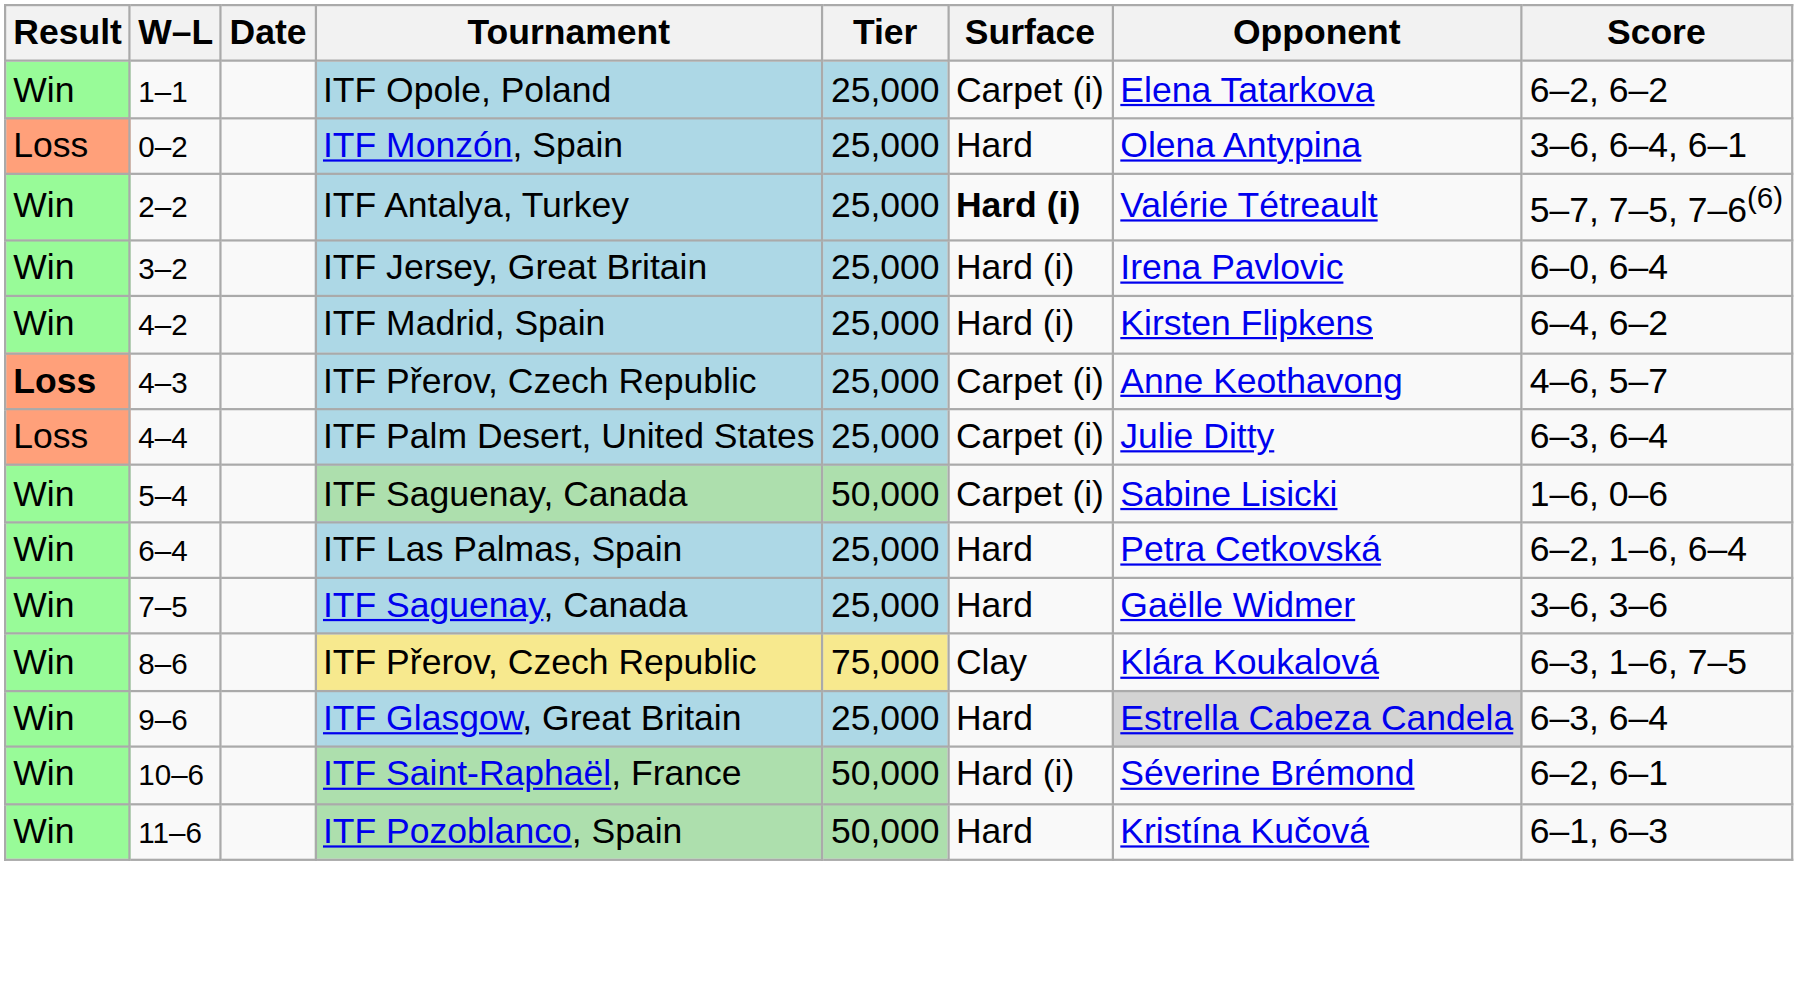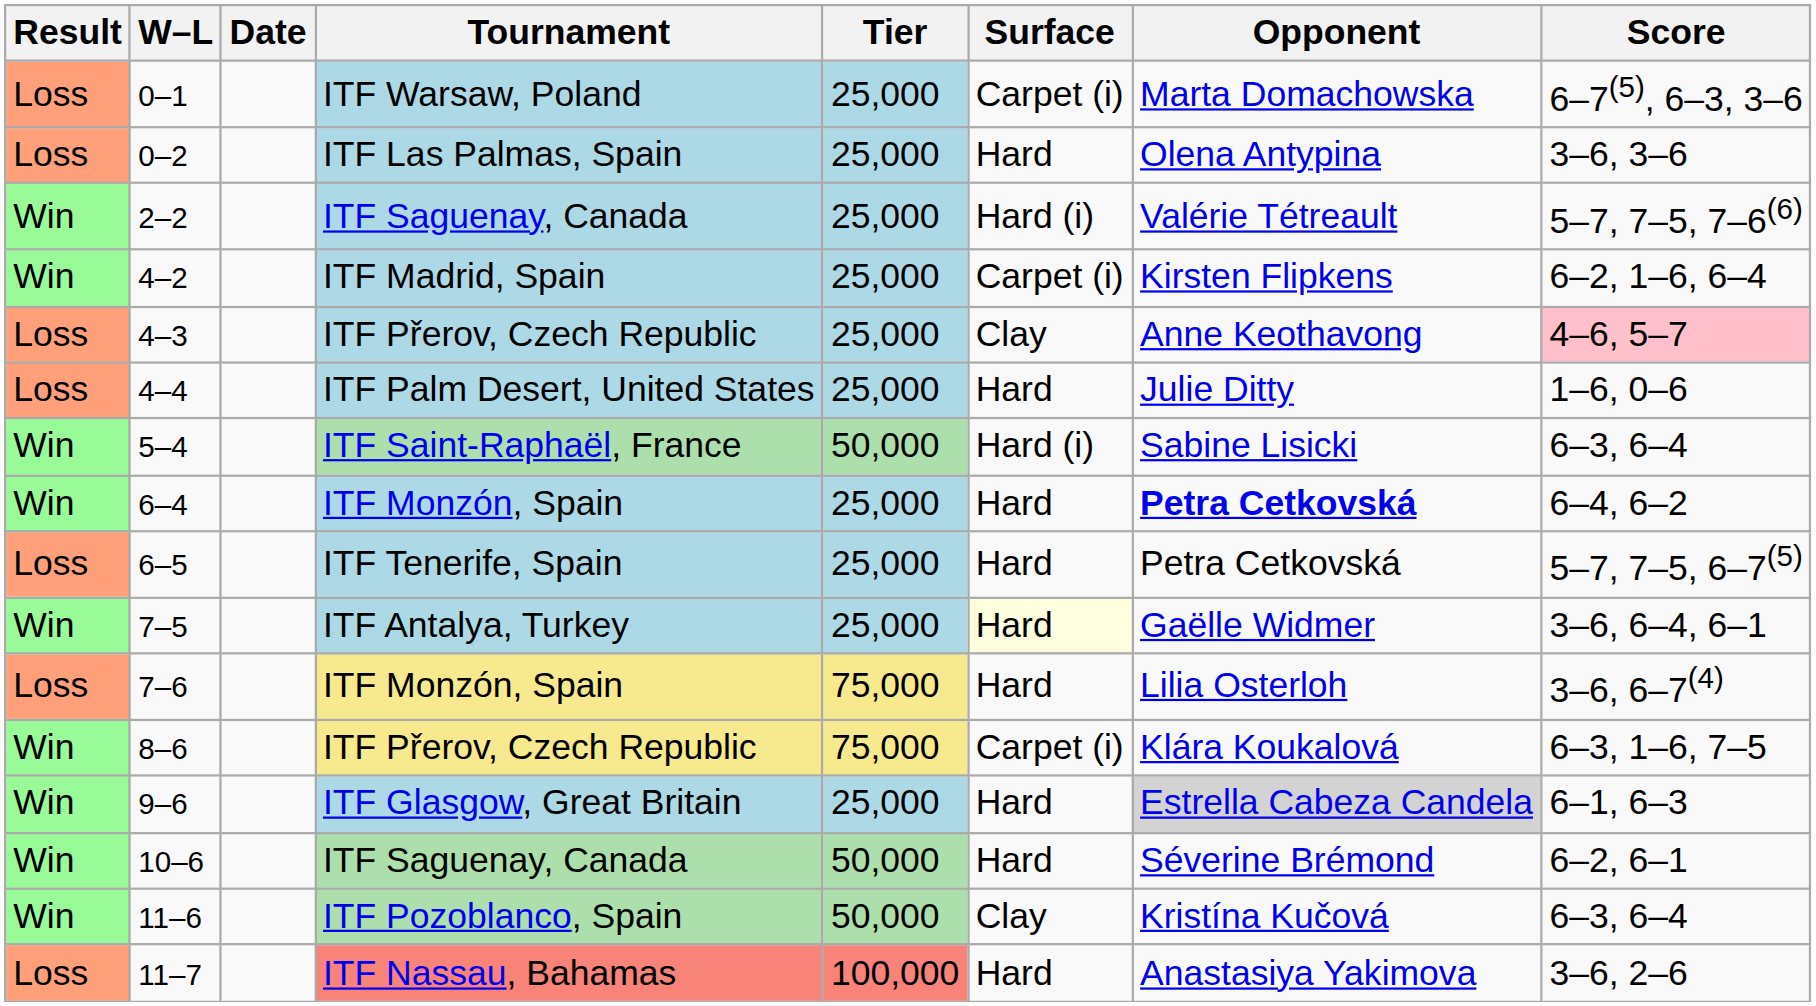+ row: (163, 96)
- row: (163, 91)
(473, 145) ITF Monzón, Spain -> (503, 154) ITF Las Palmas, Spain
(1638, 145) 3–6, 6–4, 6–1 -> (1619, 154) 3–6, 3–6
(476, 206) ITF Antalya, Turkey -> (505, 216) ITF Saguenay, Canada
(1018, 206) bold -> (1035, 216) normal
- row: (163, 269)
(1015, 323) Hard (i) -> (1050, 277) Carpet (i)
(1599, 323) 6–4, 6–2 -> (1658, 277) 6–2, 1–6, 6–4
(55, 380) bold -> (51, 333) normal
(1030, 380) Carpet (i) -> (1011, 333) Clay
(1599, 380) no background -> (1619, 333) pink background
(1030, 436) Carpet (i) -> (1014, 389) Hard
(1599, 436) 6–3, 6–4 -> (1619, 389) 1–6, 0–6
(505, 492) ITF Saguenay, Canada -> (532, 446) ITF Saint-Raphaël, France
(1030, 492) Carpet (i) -> (1035, 446) Hard (i)
(1599, 492) 1–6, 0–6 -> (1619, 446) 6–3, 6–4
(503, 549) ITF Las Palmas, Spain -> (473, 502) ITF Monzón, Spain
(1251, 549) normal -> (1278, 502) bold
(1638, 549) 6–2, 1–6, 6–4 -> (1619, 502) 6–4, 6–2
+ row: (163, 565)
(505, 605) ITF Saguenay, Canada -> (476, 624) ITF Antalya, Turkey
(994, 605) no background -> (1014, 624) lightyellow background
(1599, 605) 3–6, 3–6 -> (1658, 624) 3–6, 6–4, 6–1
+ row: (163, 688)
(991, 661) Clay -> (1050, 747) Carpet (i)
(1599, 718) 6–3, 6–4 -> (1619, 803) 6–1, 6–3
(532, 774) ITF Saint-Raphaël, France -> (505, 859) ITF Saguenay, Canada
(1015, 774) Hard (i) -> (1014, 859) Hard
(994, 830) Hard -> (1011, 916) Clay
(1599, 830) 6–1, 6–3 -> (1619, 916) 6–3, 6–4
+ row: (170, 974)
